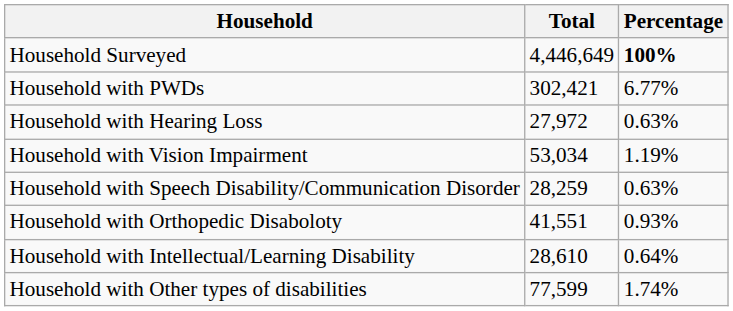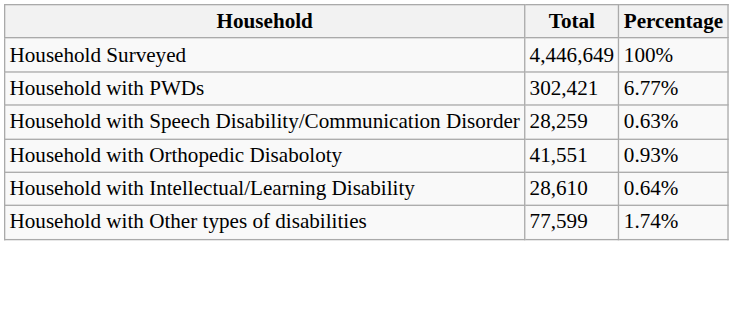(650, 54) bold -> (648, 54) normal
- row: (136, 121)
- row: (159, 155)
